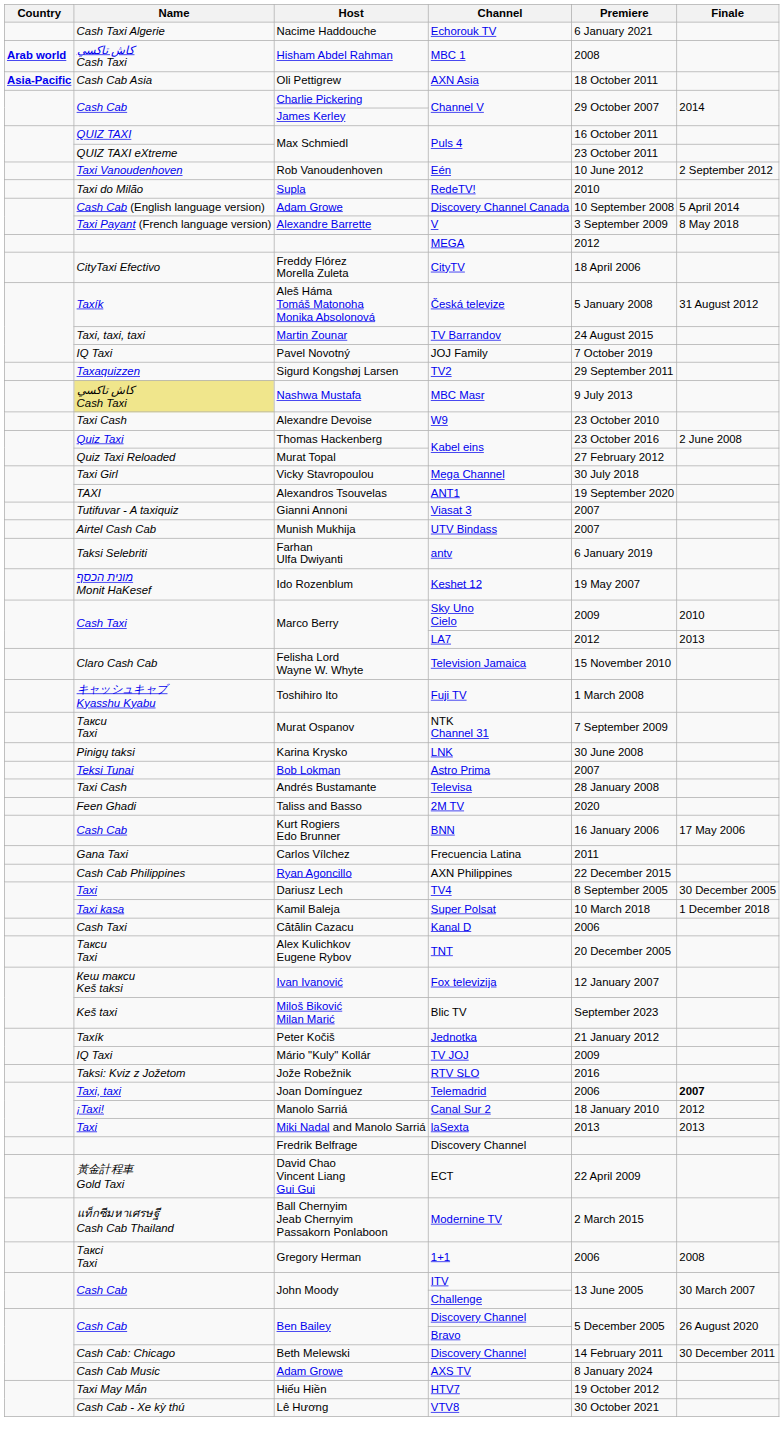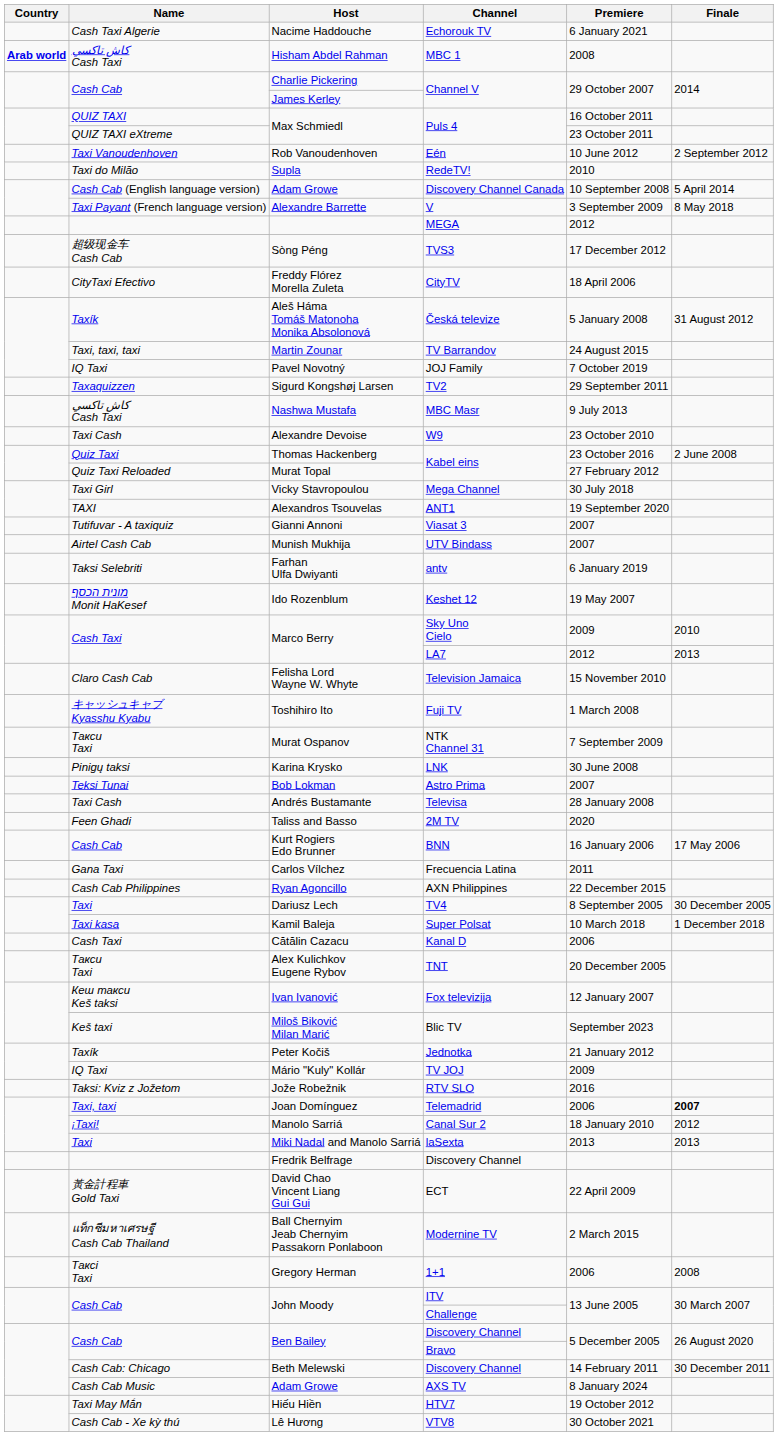- row: (309, 81)
+ row: (300, 250)
(106, 396) khaki background -> (100, 411) no background
